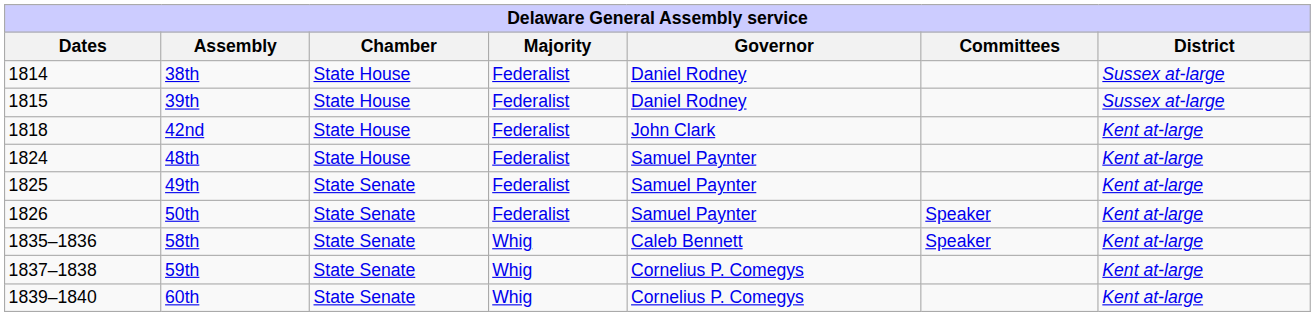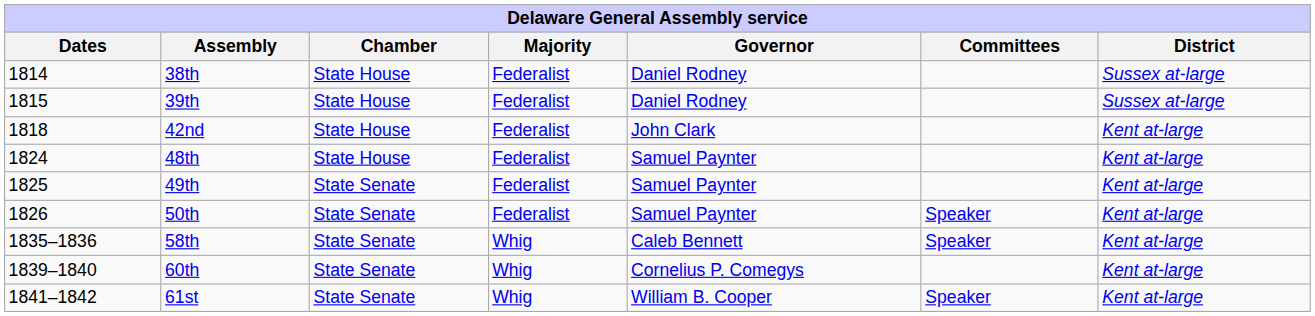- row: (182, 269)
+ row: (182, 297)
